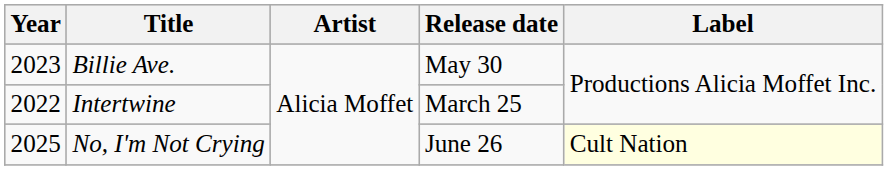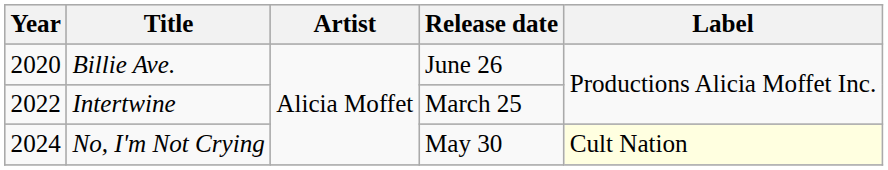(36, 64) 2023 -> (36, 64) 2020
(464, 64) May 30 -> (464, 64) June 26
(36, 143) 2025 -> (36, 143) 2024
(464, 143) June 26 -> (464, 143) May 30
